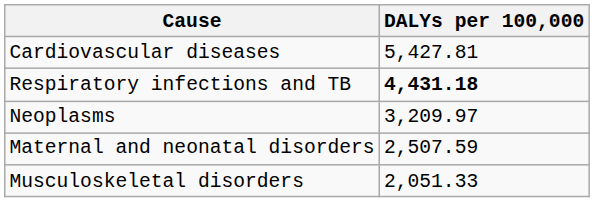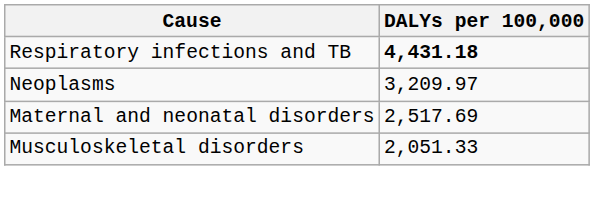- row: (145, 53)
(431, 149) 2,507.59 -> (431, 117) 2,517.69
